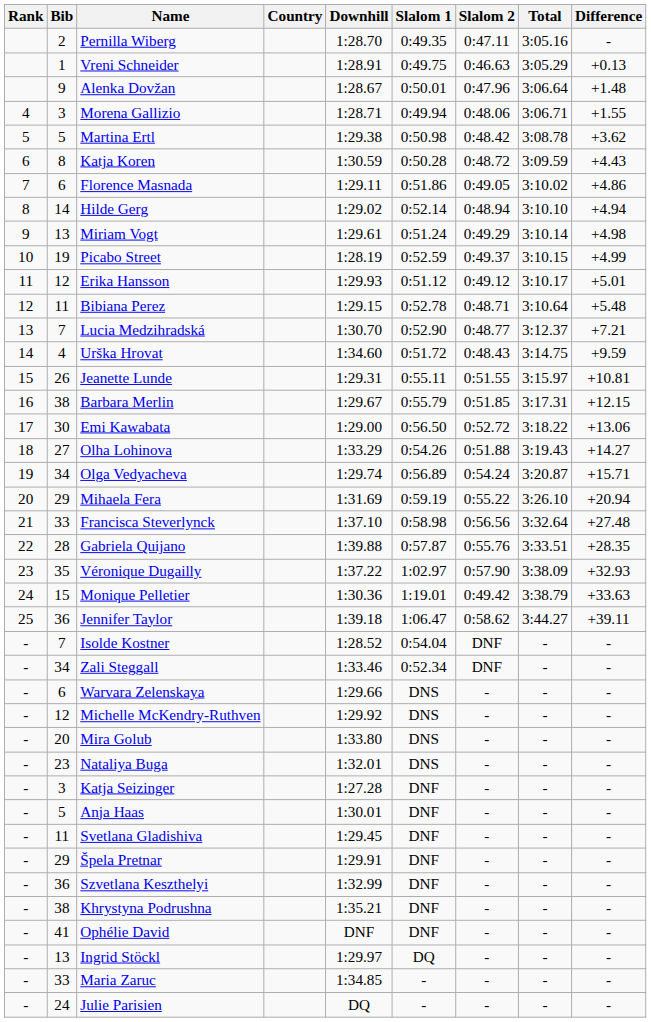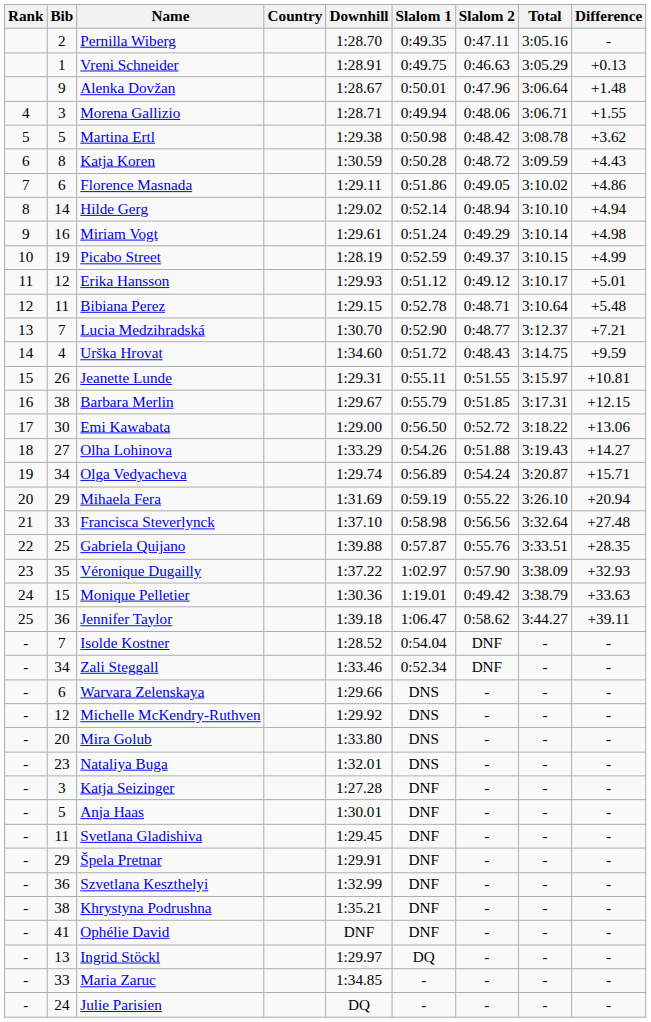(62, 233) 13 -> (62, 233) 16
(62, 546) 28 -> (62, 546) 25
